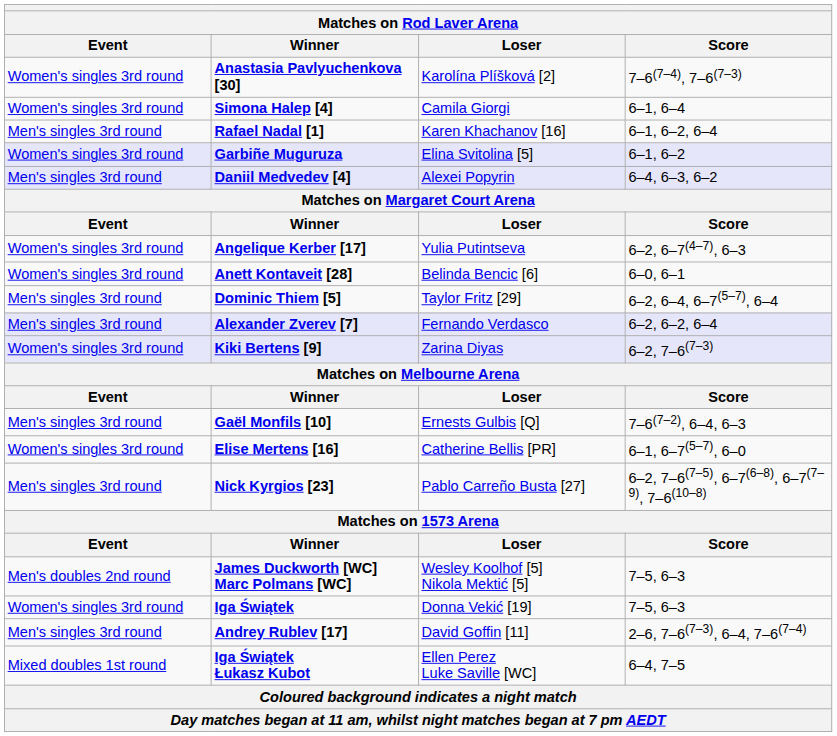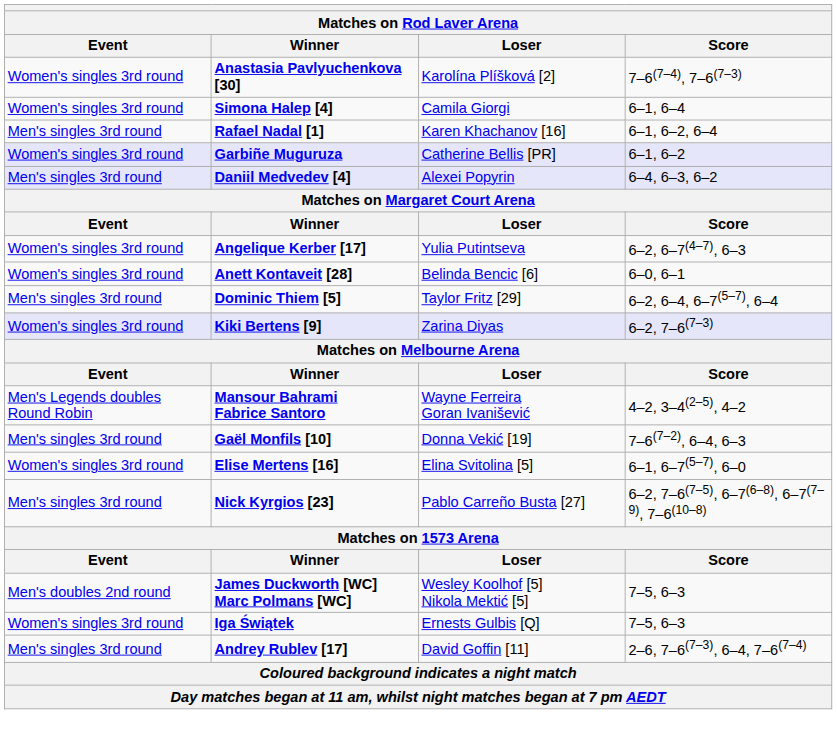(477, 154) Elina Svitolina [5] -> (489, 154) Catherine Bellis [PR]
- row: (286, 324)
+ row: (276, 405)
(481, 422) Ernests Gulbis [Q] -> (477, 438) Donna Vekić [19]
(489, 449) Catherine Bellis [PR] -> (477, 465) Elina Svitolina [5]
(477, 607) Donna Vekić [19] -> (481, 623) Ernests Gulbis [Q]
- row: (262, 665)
